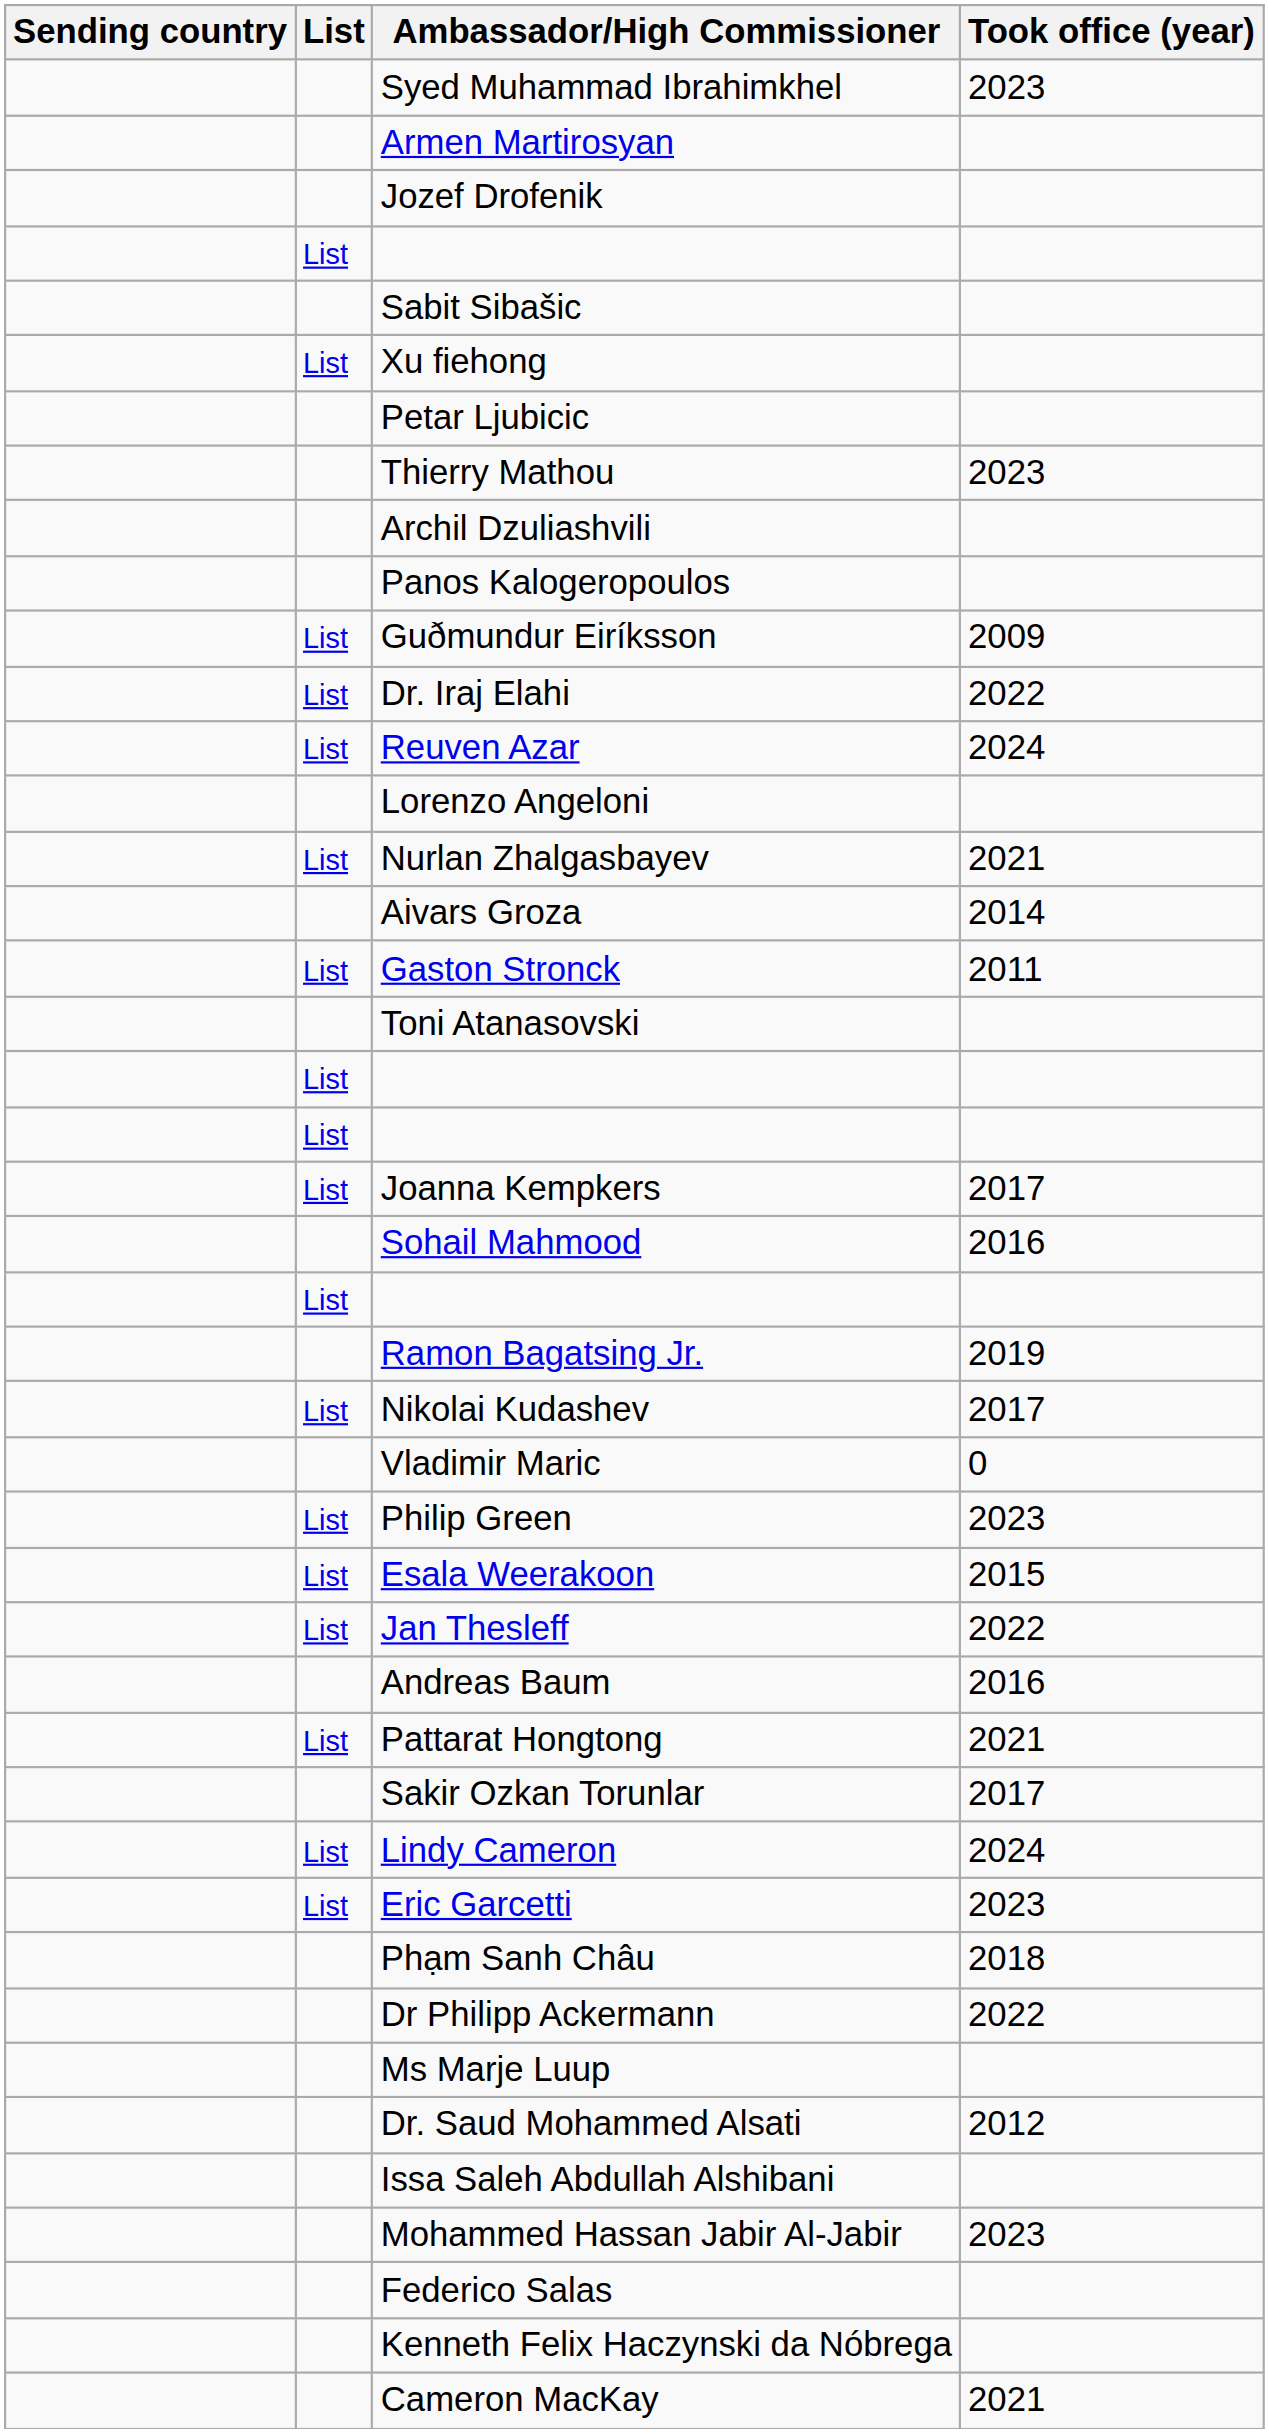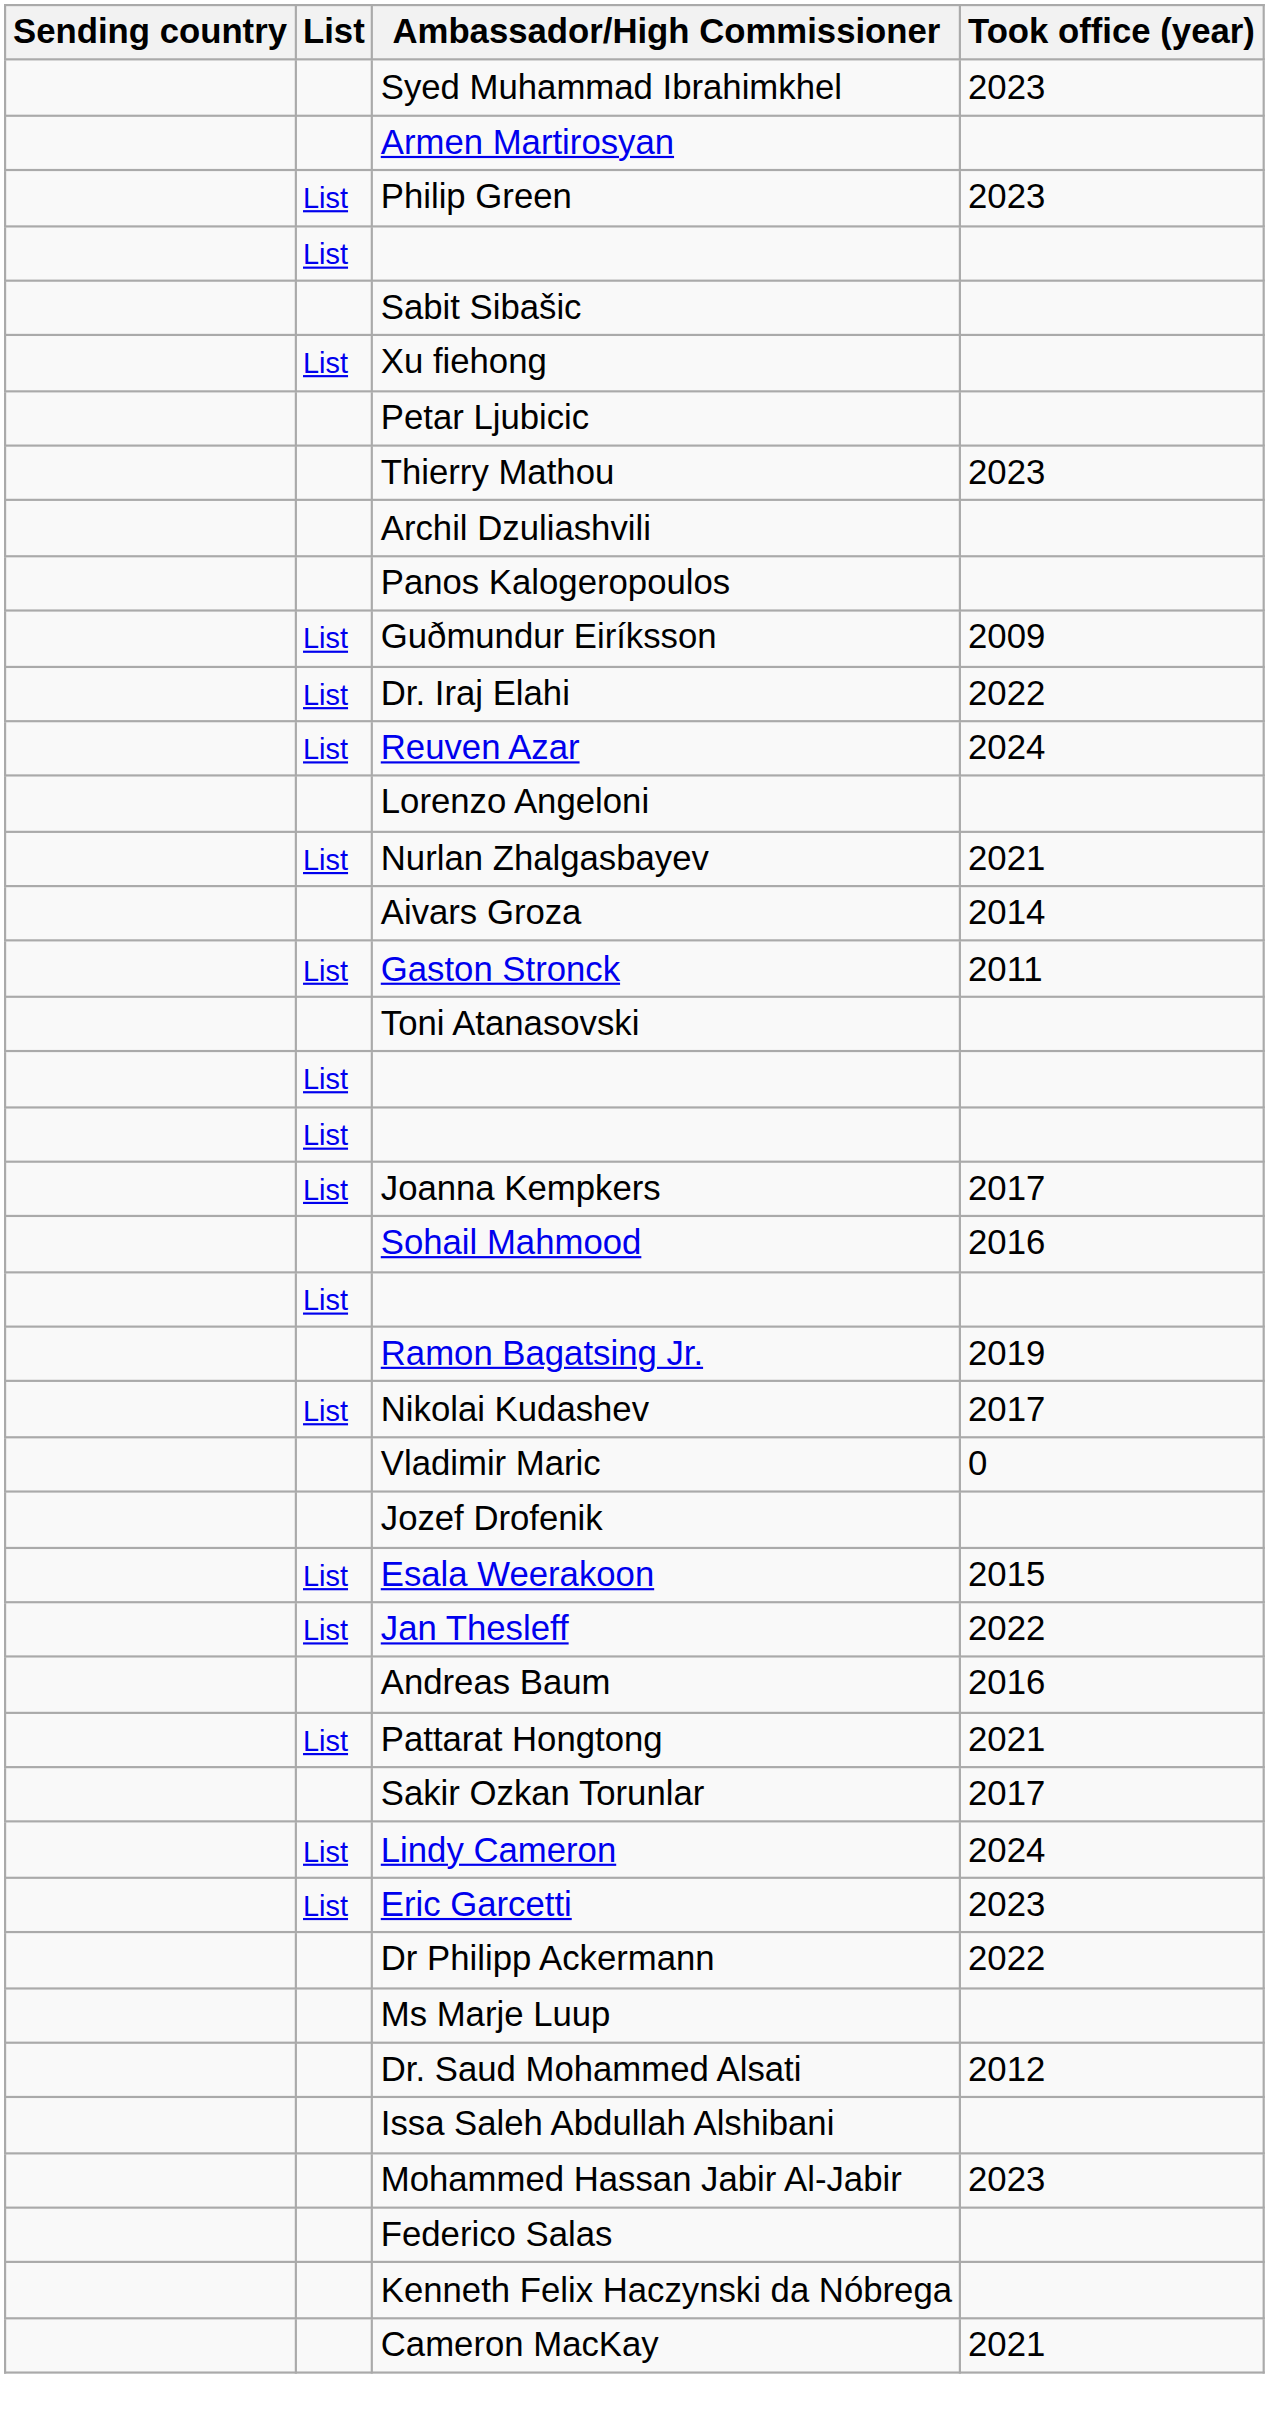rows swapped: (476, 1518) <-> (492, 197)
- row: (518, 1959)
